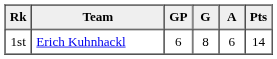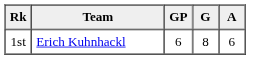- column: (258, 17)
